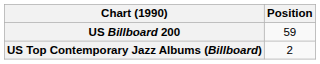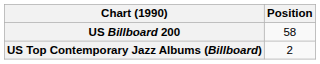(290, 31) 59 -> (290, 31) 58
